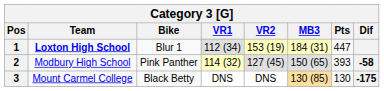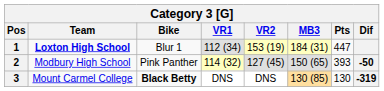(366, 62) -58 -> (366, 62) -50
(169, 78) normal -> (169, 78) bold
(366, 78) -175 -> (366, 78) -319
